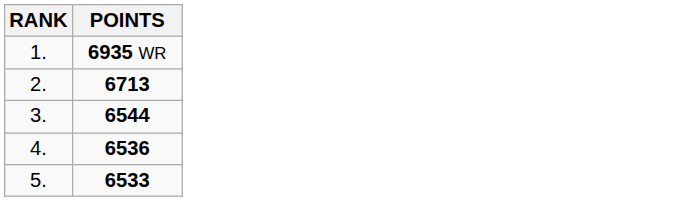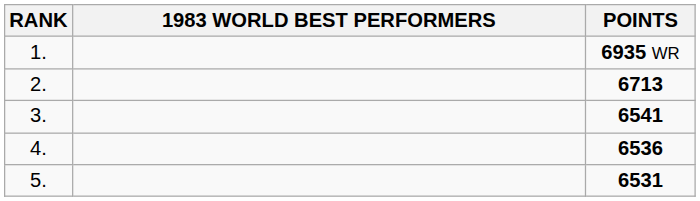+ column: (329, 20)
(127, 116) 6544 -> (640, 116) 6541
(127, 180) 6533 -> (640, 180) 6531
